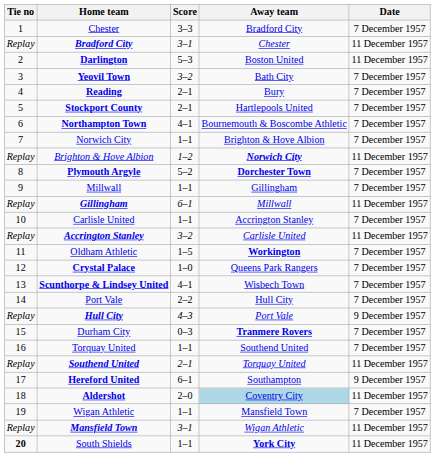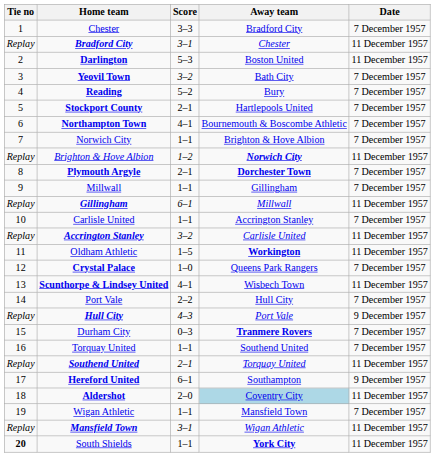(185, 92) 2–1 -> (185, 92) 5–2
(185, 172) 5–2 -> (185, 172) 2–1
(390, 252) 7 December 1957 -> (390, 252) 11 December 1957
(390, 284) 7 December 1957 -> (390, 284) 11 December 1957
